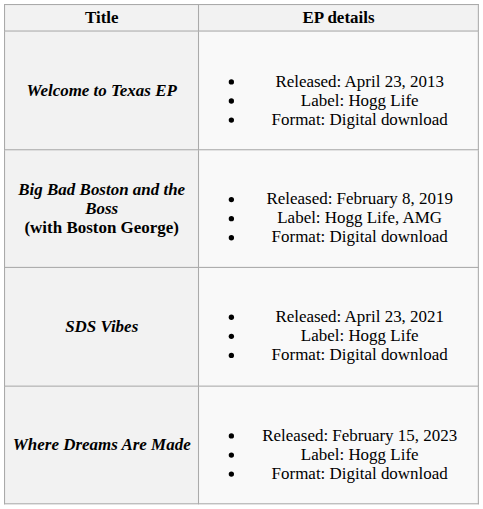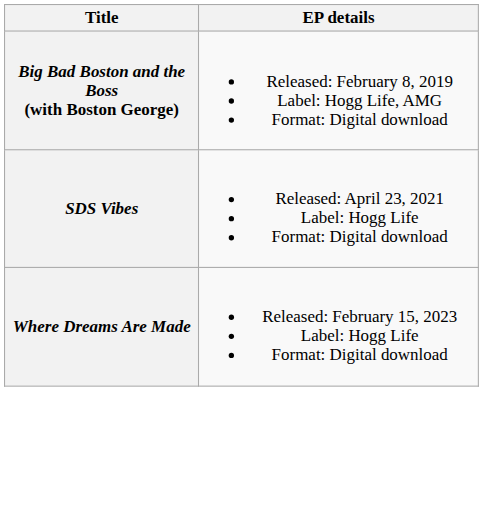- row: (102, 90)
